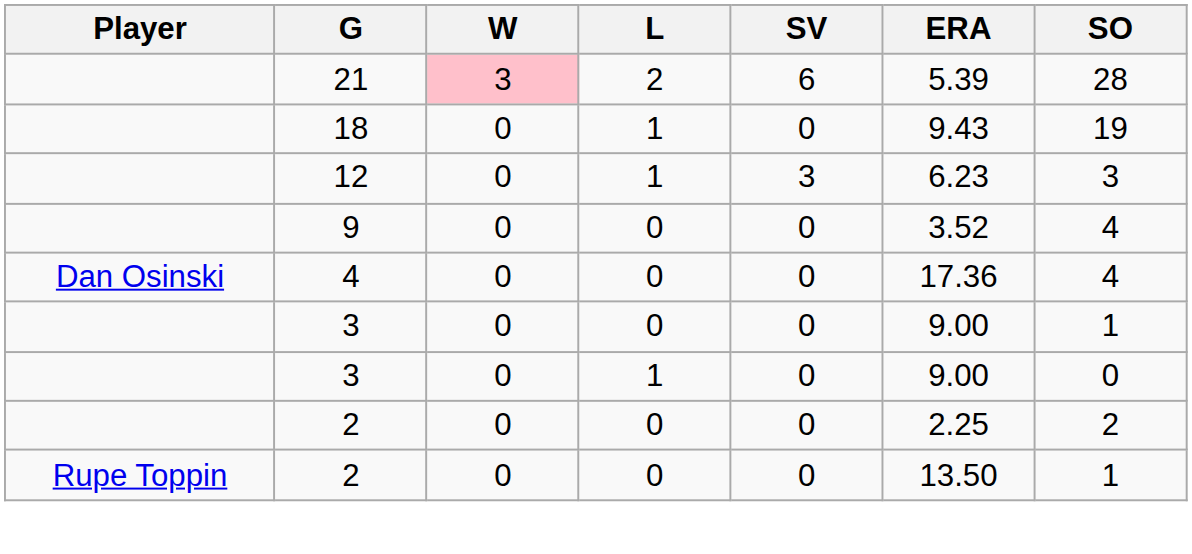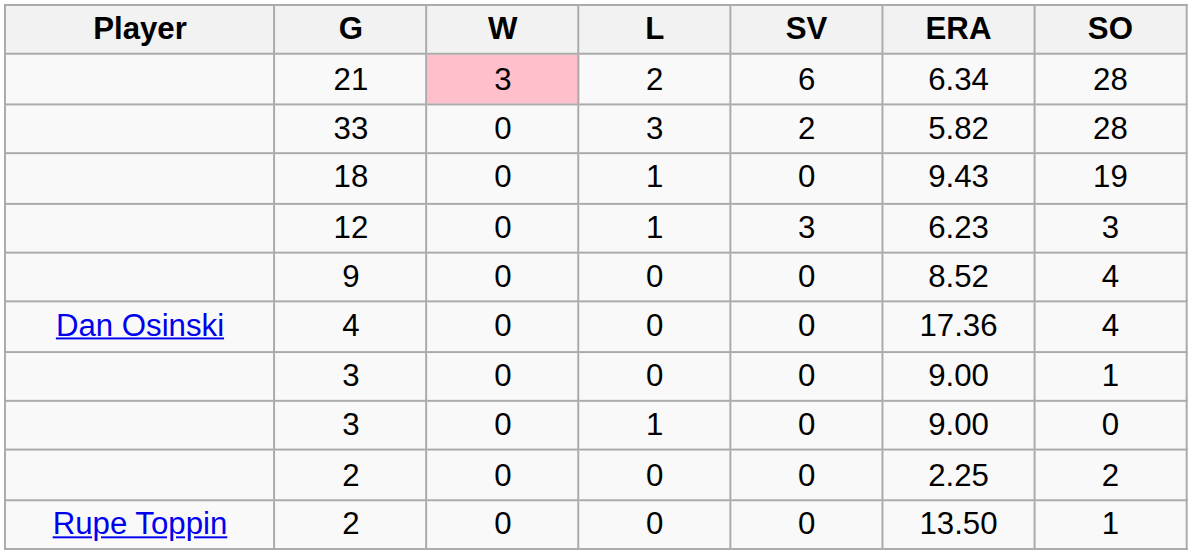(959, 78) 5.39 -> (959, 78) 6.34
+ row: (351, 128)
(959, 227) 3.52 -> (959, 276) 8.52
